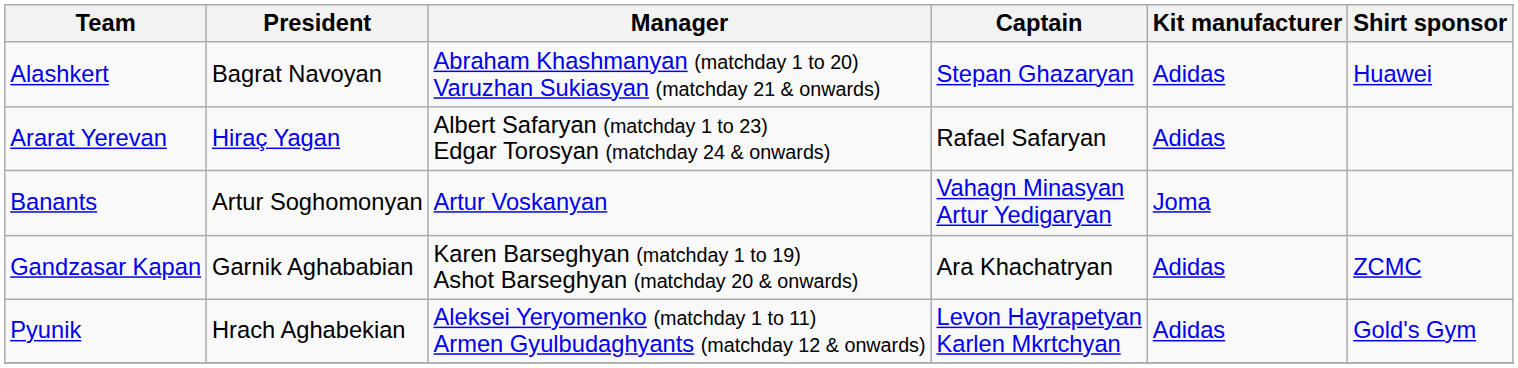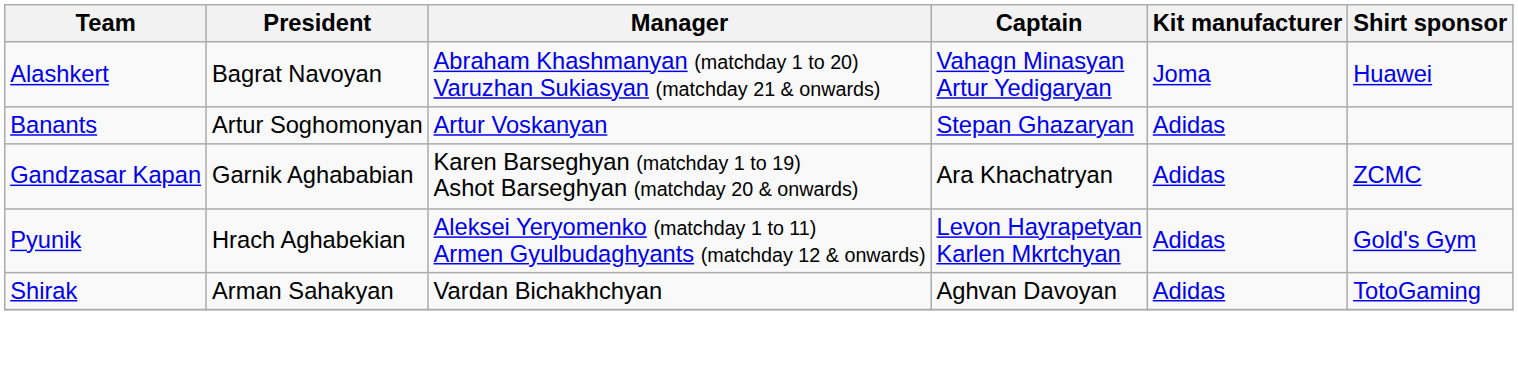(1035, 74) Stepan Ghazaryan -> (1030, 74) Vahagn Minasyan Artur Yedigaryan
(1189, 74) Adidas -> (1182, 74) Joma
- row: (89, 138)
(1030, 202) Vahagn Minasyan Artur Yedigaryan -> (1035, 125) Stepan Ghazaryan
(1182, 202) Joma -> (1189, 125) Adidas
+ row: (44, 290)
